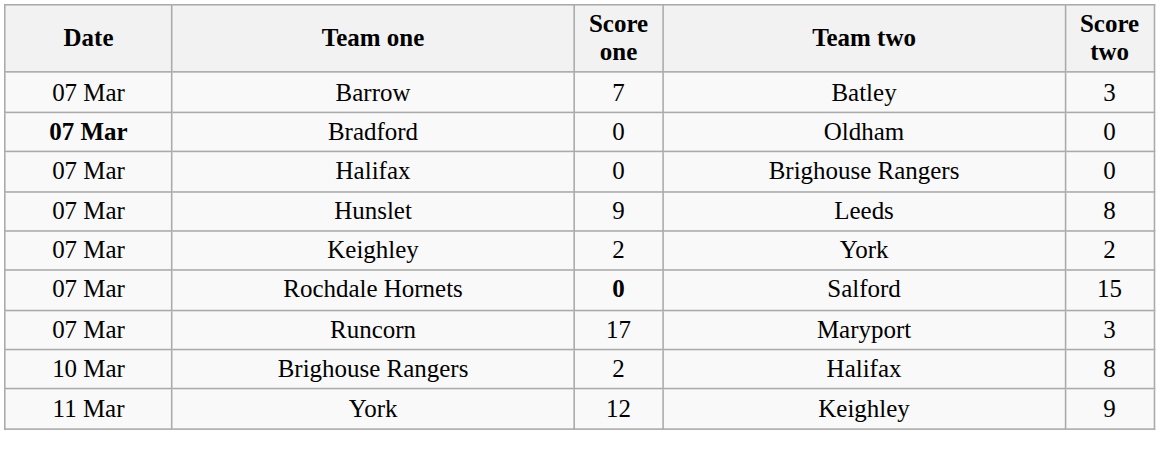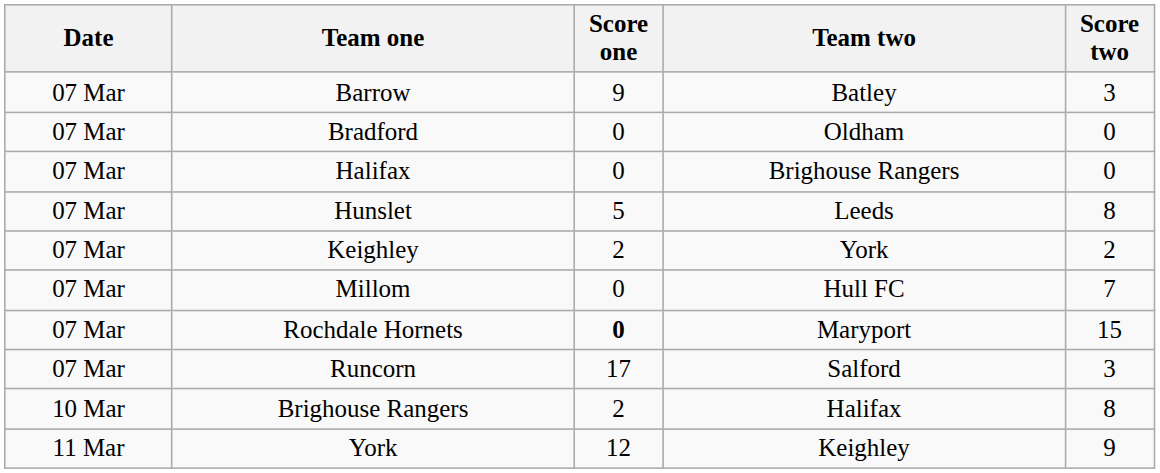(619, 91) 7 -> (619, 91) 9
(89, 131) bold -> (89, 131) normal
(619, 210) 9 -> (619, 210) 5
+ row: (373, 289)
(864, 289) Salford -> (864, 329) Maryport
(864, 329) Maryport -> (864, 369) Salford
